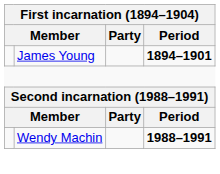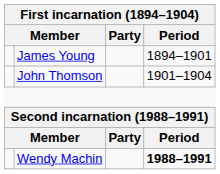(179, 55) bold -> (179, 55) normal
+ row: (60, 76)
